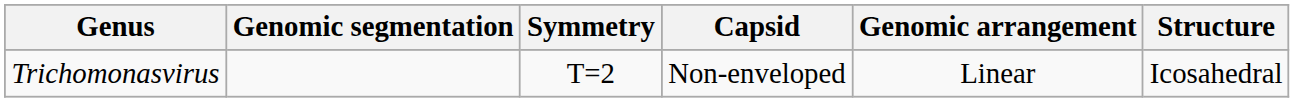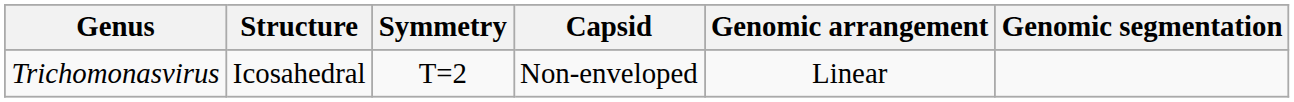columns swapped: (1216, 27) <-> (373, 27)
